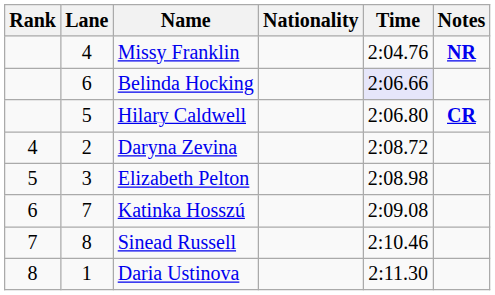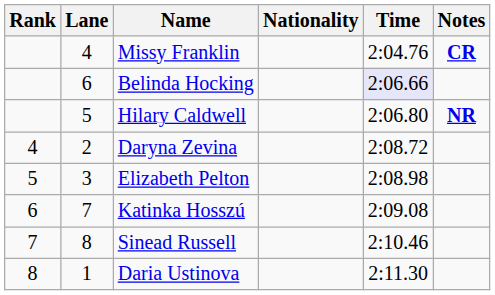(461, 52) NR -> (461, 52) CR
(461, 115) CR -> (461, 115) NR
